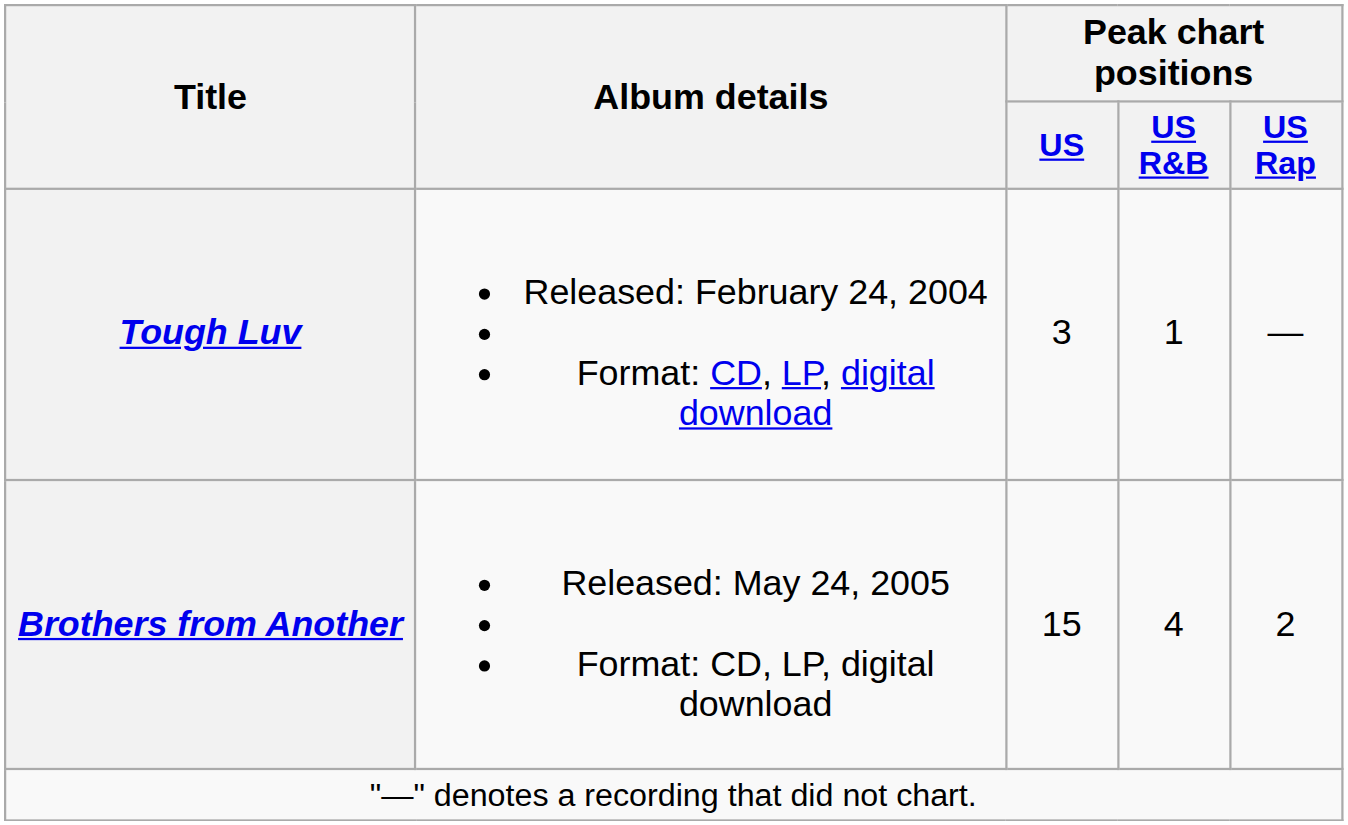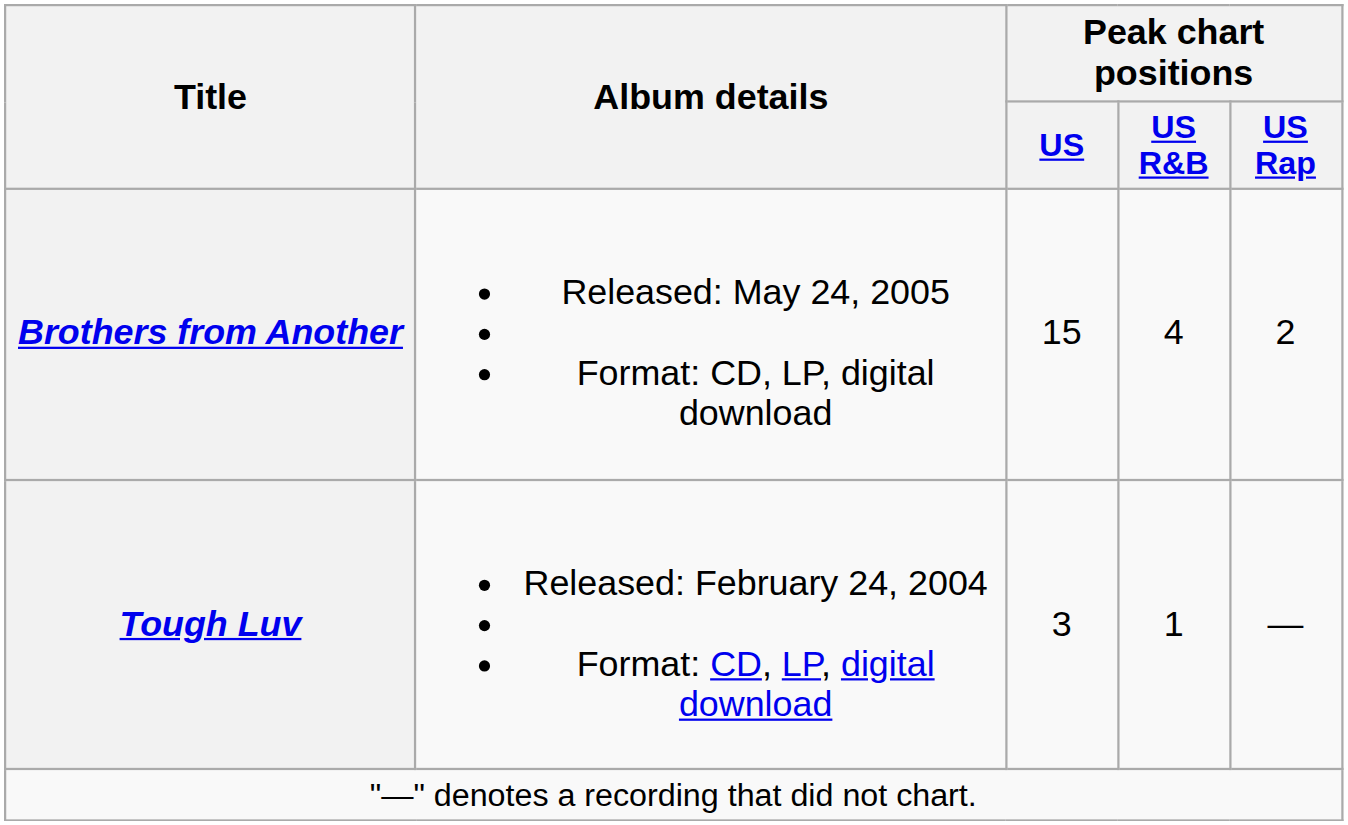rows swapped: (210, 333) <-> (210, 623)
